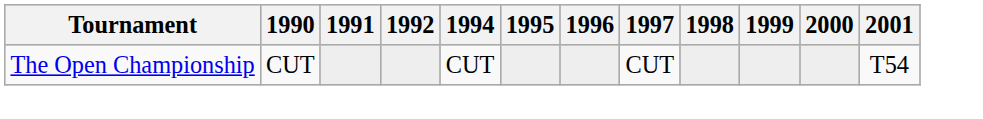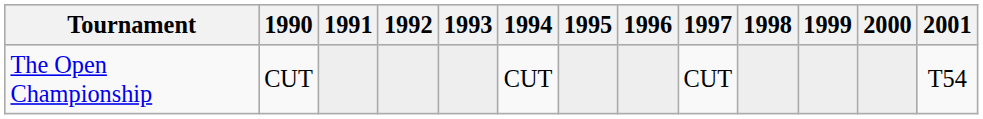+ column: (468, 24)
